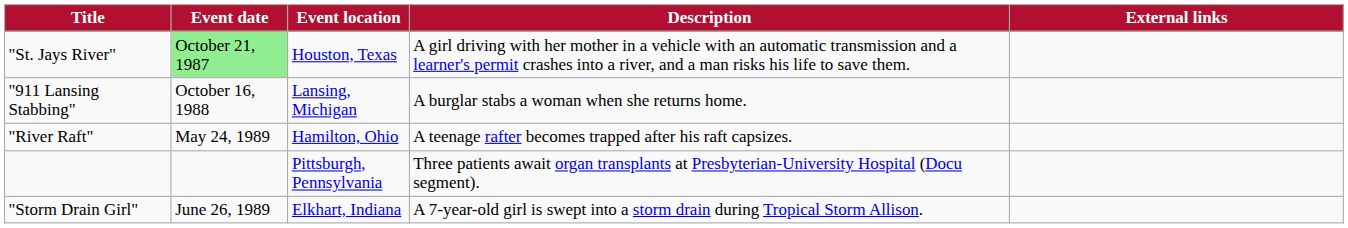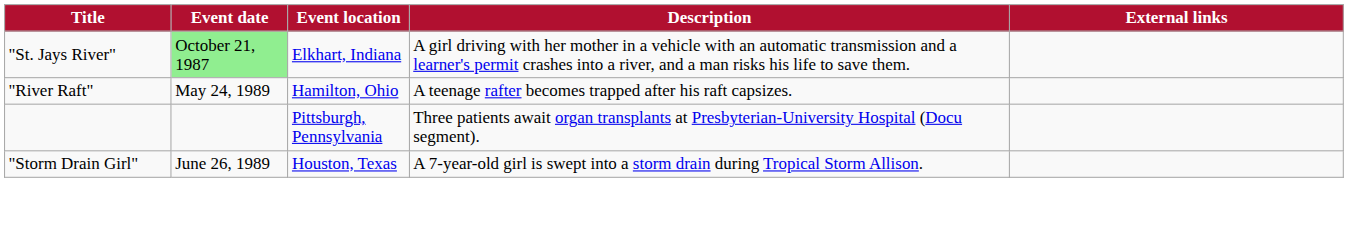(344, 54) Houston, Texas -> (347, 54) Elkhart, Indiana
- row: (54, 100)
(347, 209) Elkhart, Indiana -> (344, 163) Houston, Texas
